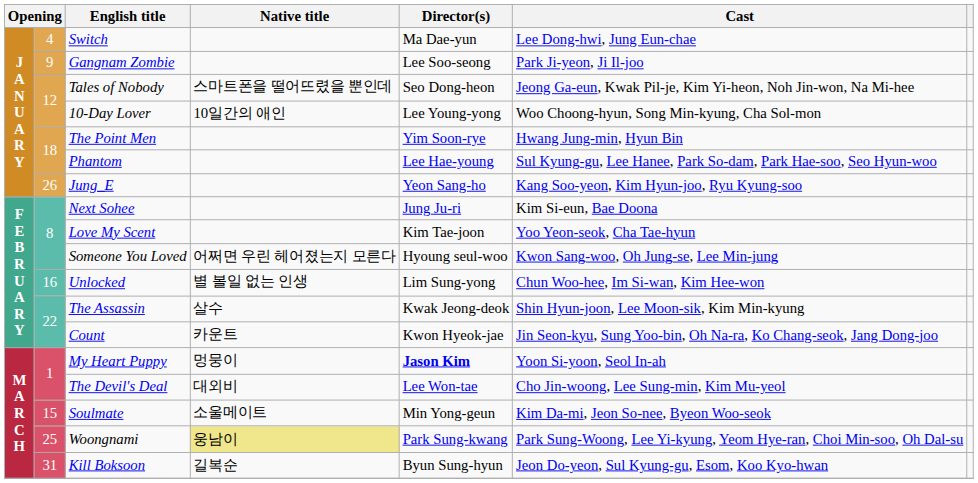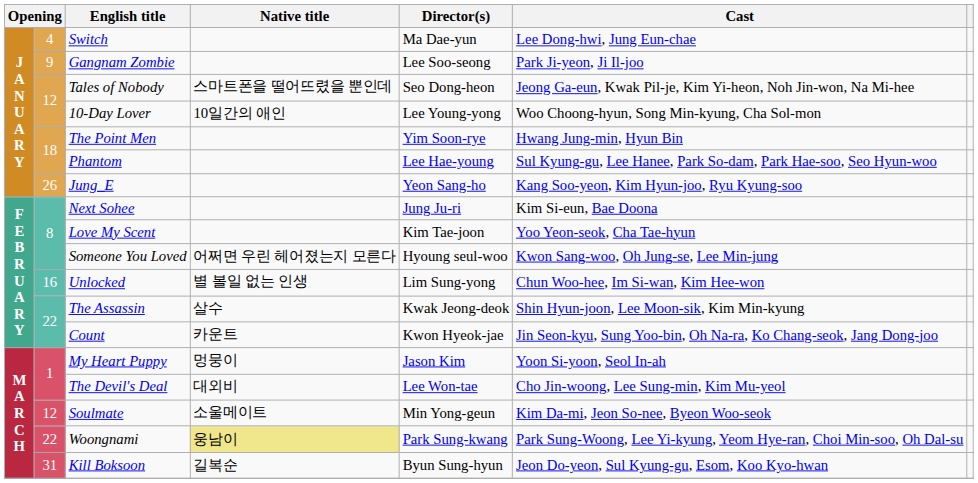(436, 360) bold -> (434, 360) normal
(50, 413) 15 -> (50, 413) 12
(50, 439) 25 -> (50, 439) 22
